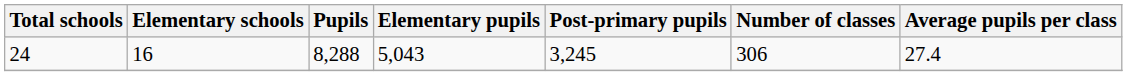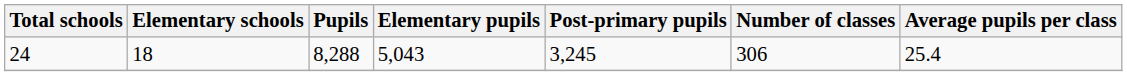(143, 53) 16 -> (143, 53) 18
(923, 53) 27.4 -> (923, 53) 25.4
